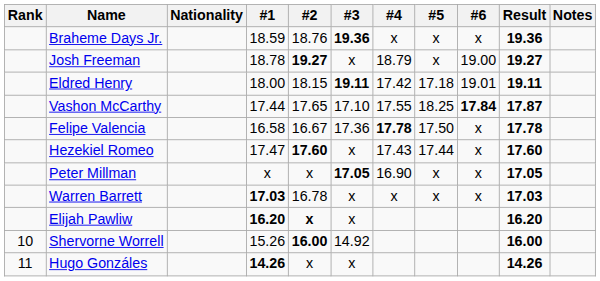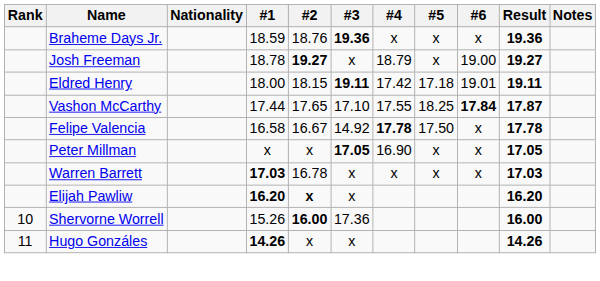(352, 128) 17.36 -> (352, 128) 14.92
- row: (101, 151)
(352, 241) 14.92 -> (352, 219) 17.36
